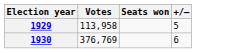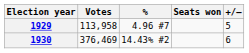+ column: (145, 12)
(98, 40) 376,769 -> (98, 40) 376,469
